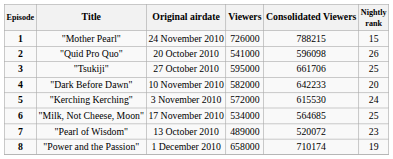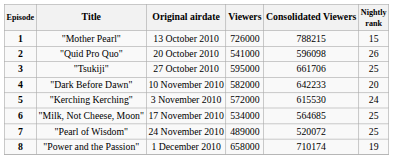(186, 38) 24 November 2010 -> (186, 38) 13 October 2010
(186, 131) 13 October 2010 -> (186, 131) 24 November 2010
(374, 131) 23 -> (374, 131) 25
